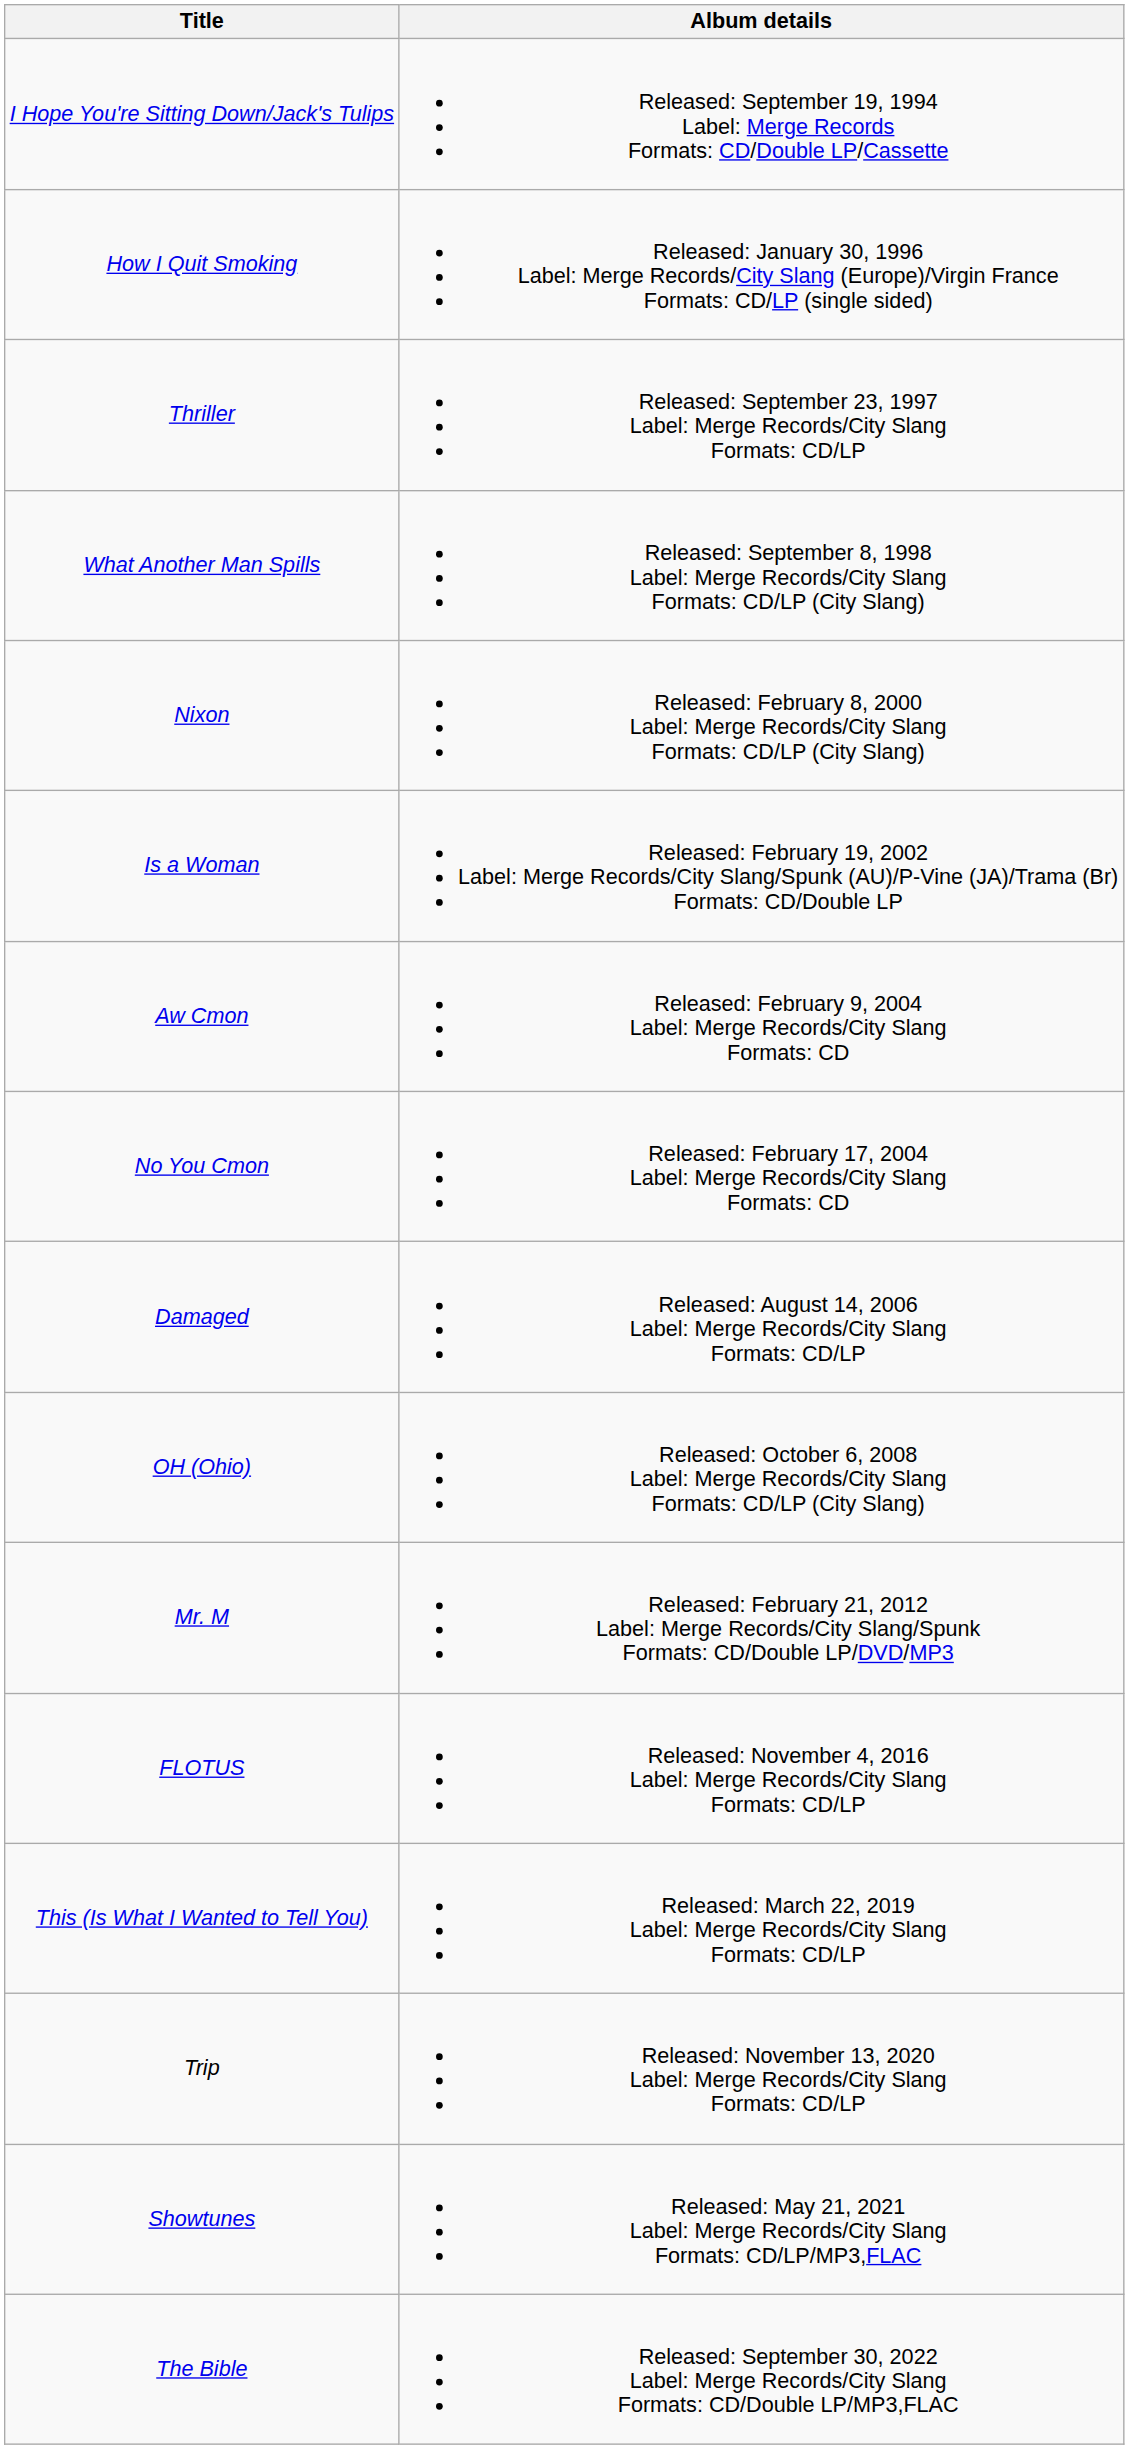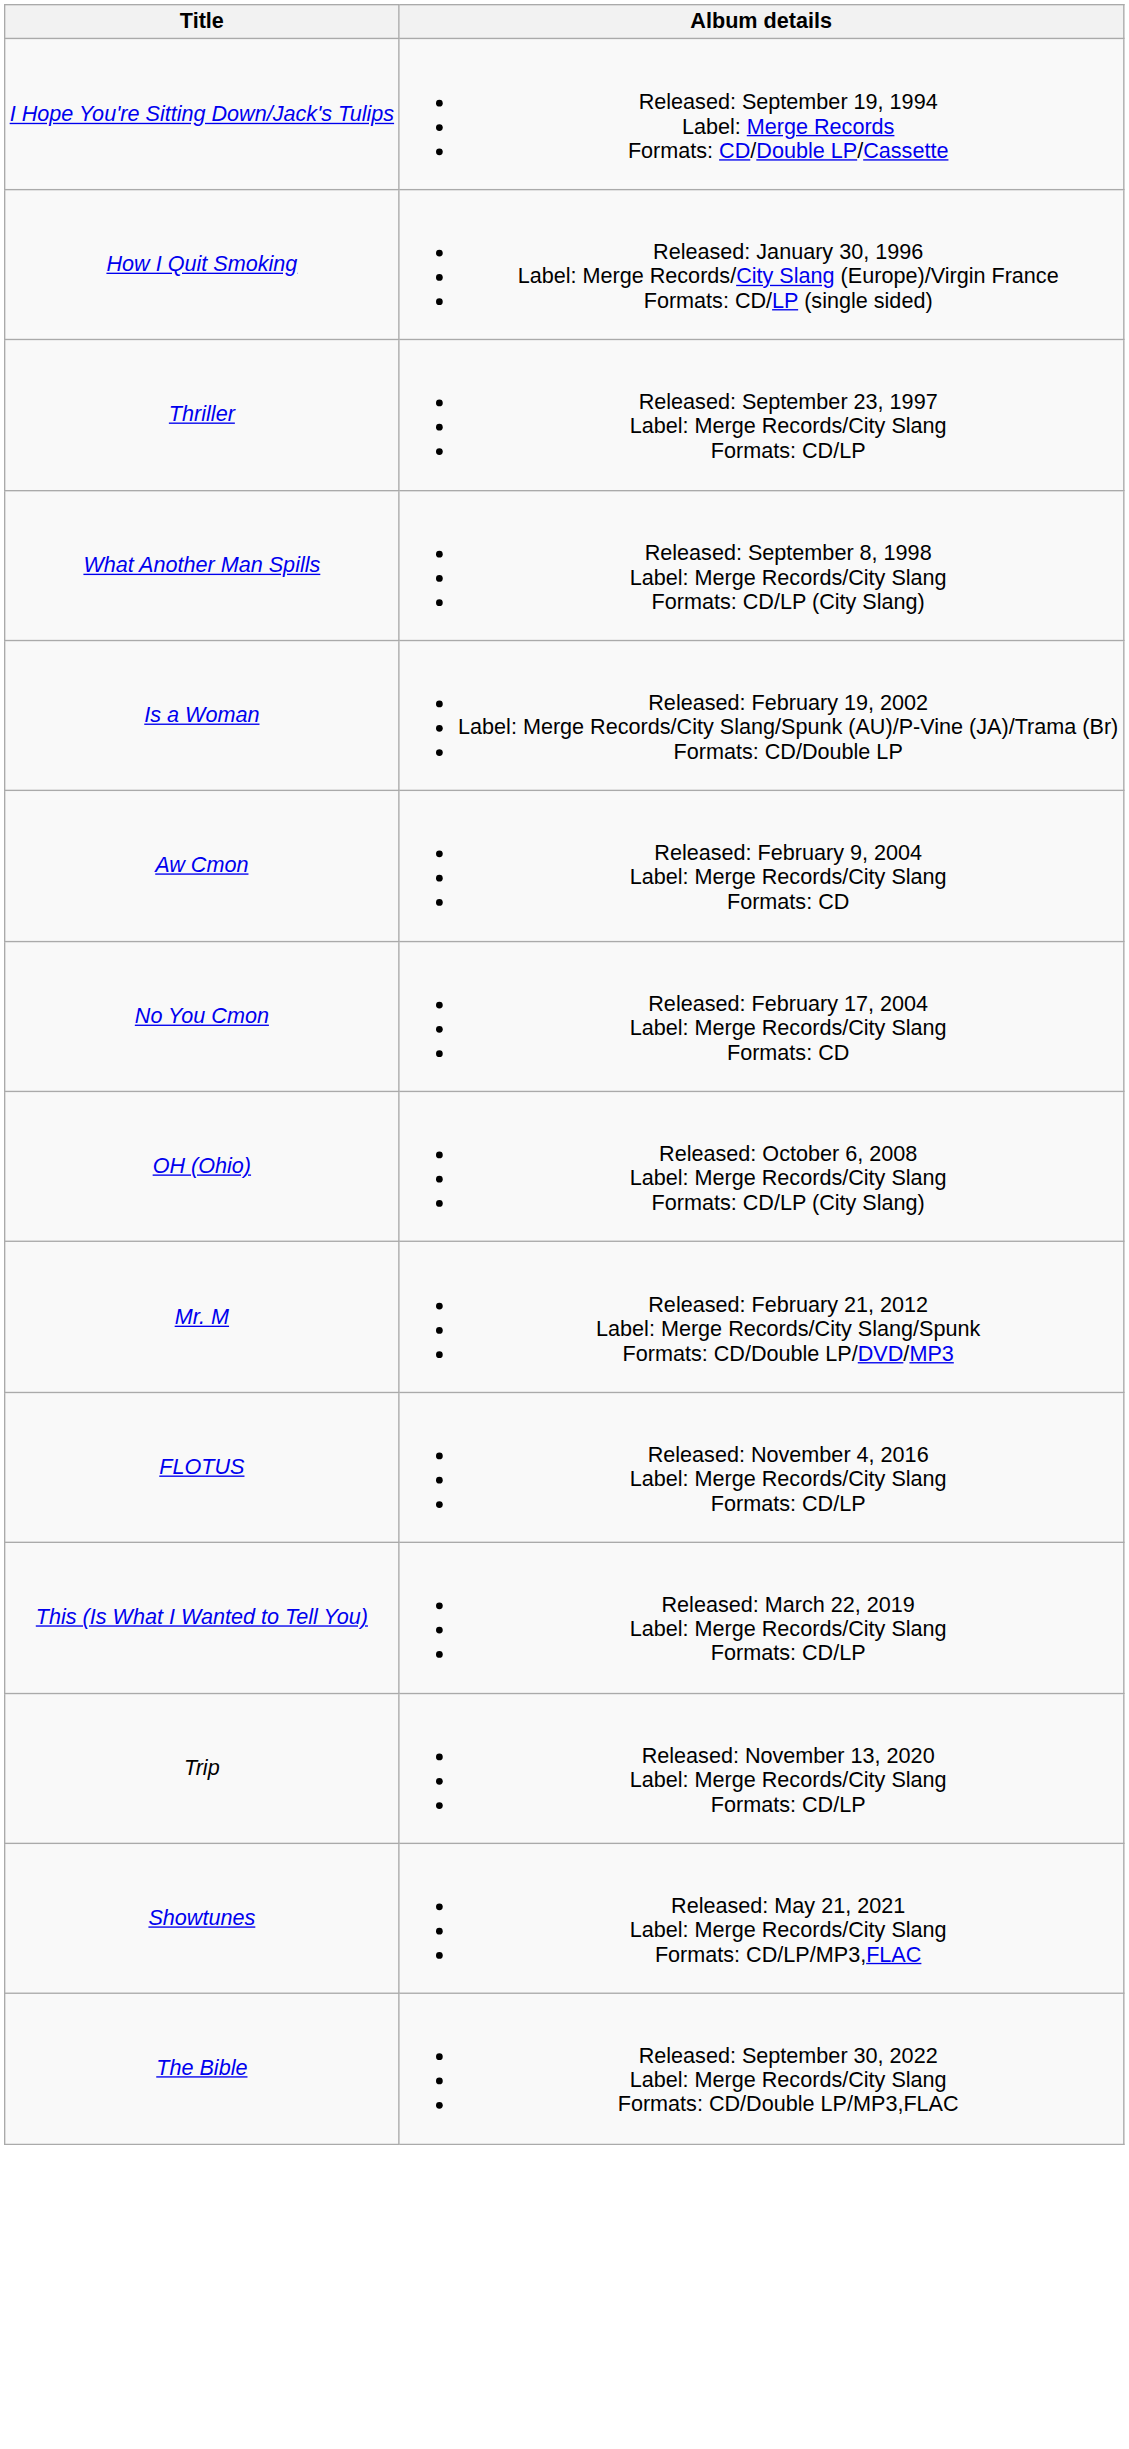- row: (202, 715)
- row: (202, 1316)
